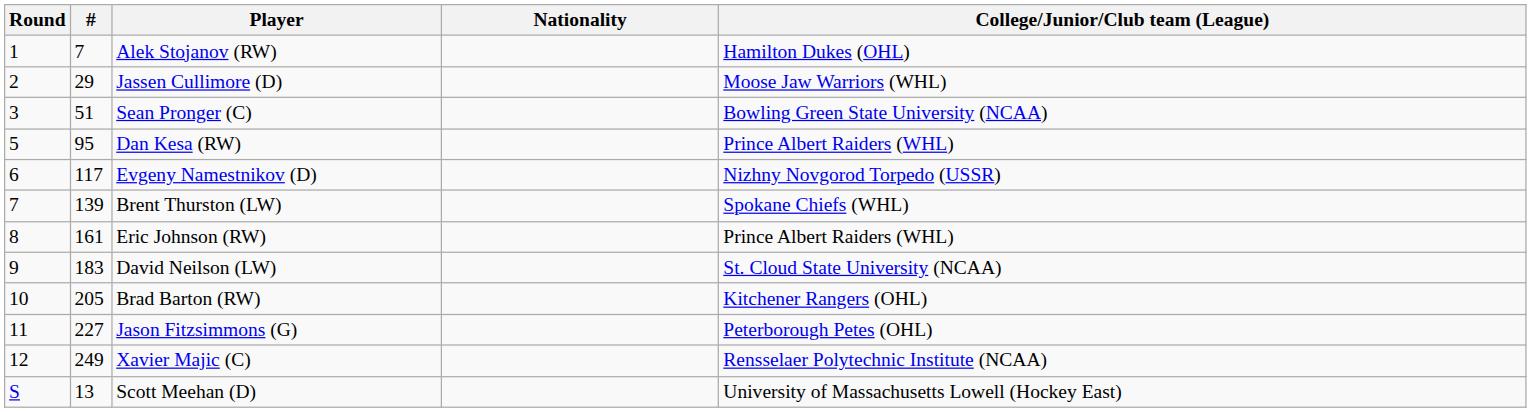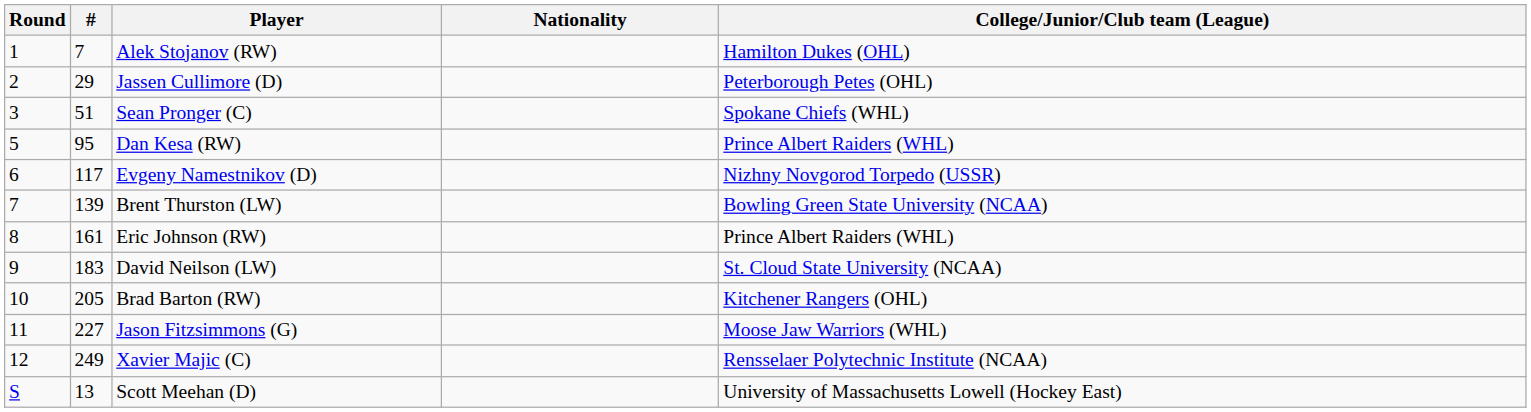(835, 81) Moose Jaw Warriors (WHL) -> (828, 81) Peterborough Petes (OHL)
(885, 112) Bowling Green State University (NCAA) -> (816, 112) Spokane Chiefs (WHL)
(816, 205) Spokane Chiefs (WHL) -> (885, 205) Bowling Green State University (NCAA)
(828, 329) Peterborough Petes (OHL) -> (835, 329) Moose Jaw Warriors (WHL)
